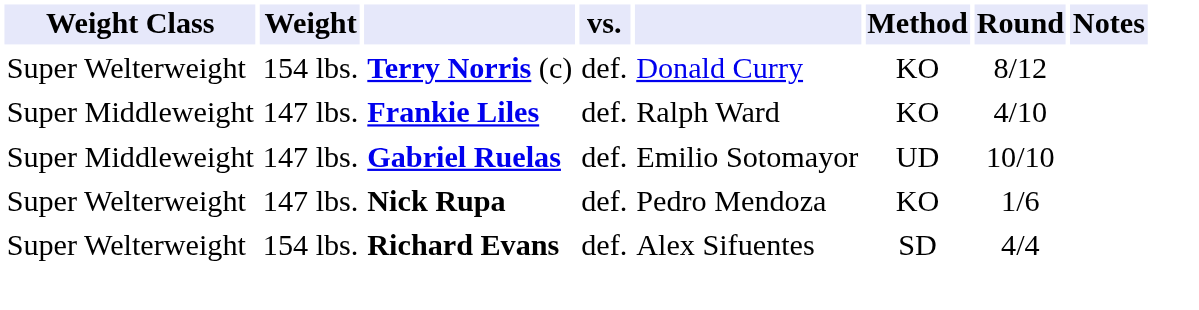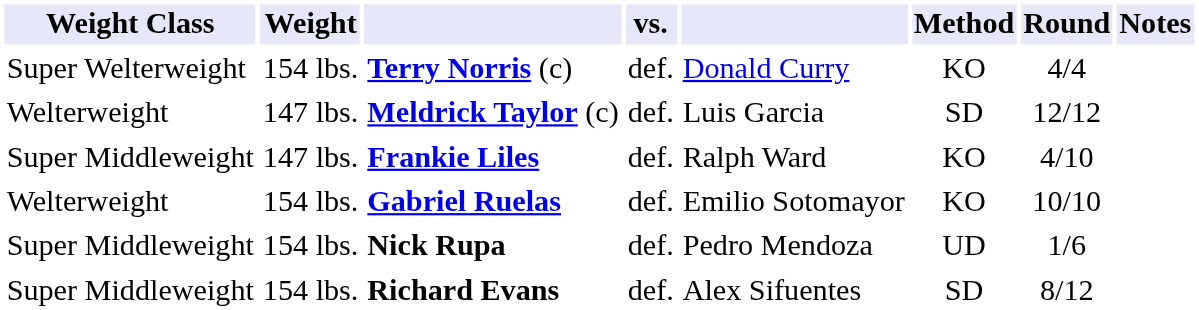(1020, 68) 8/12 -> (1067, 68) 4/4
+ row: (493, 112)
(130, 157) Super Middleweight -> (88, 201) Welterweight
(311, 157) 147 lbs. -> (311, 201) 154 lbs.
(918, 157) UD -> (964, 201) KO
(126, 201) Super Welterweight -> (130, 245) Super Middleweight
(311, 201) 147 lbs. -> (311, 245) 154 lbs.
(918, 201) KO -> (964, 245) UD
(126, 245) Super Welterweight -> (130, 290) Super Middleweight
(1020, 245) 4/4 -> (1067, 290) 8/12
